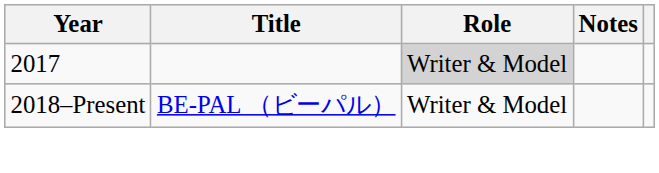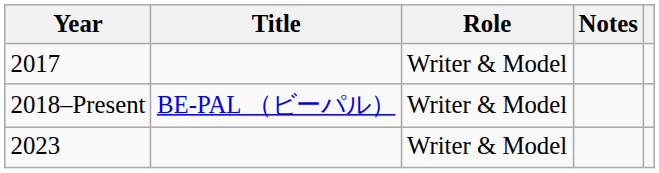(487, 63) lightgrey background -> (487, 63) no background
+ row: (35, 146)
